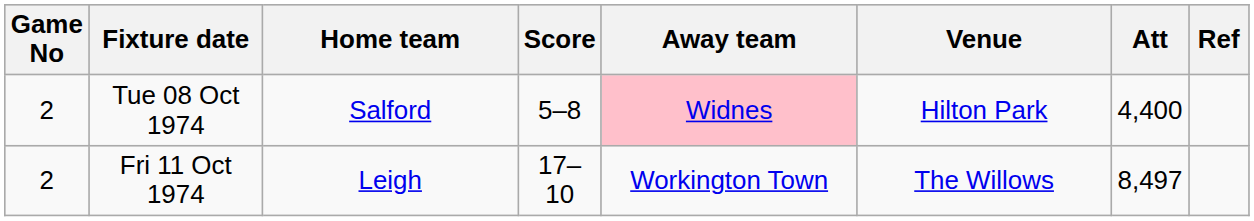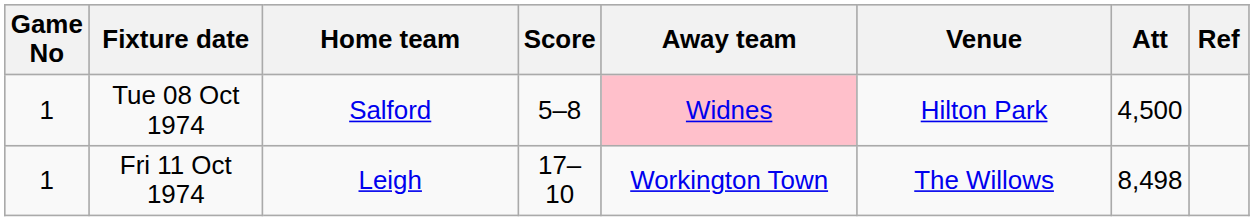(47, 109) 2 -> (47, 109) 1
(1150, 109) 4,400 -> (1150, 109) 4,500
(47, 180) 2 -> (47, 180) 1
(1150, 180) 8,497 -> (1150, 180) 8,498
